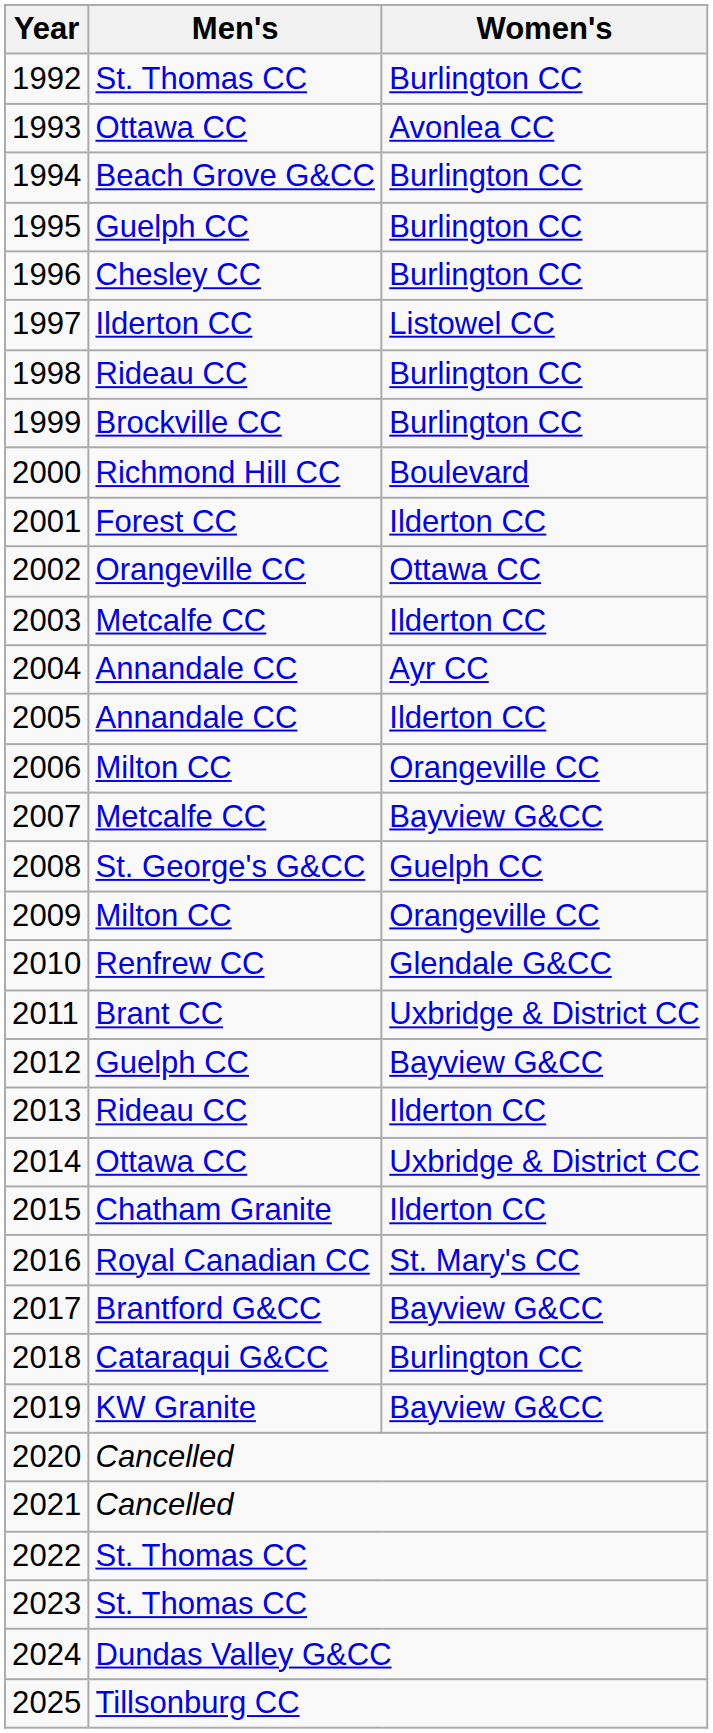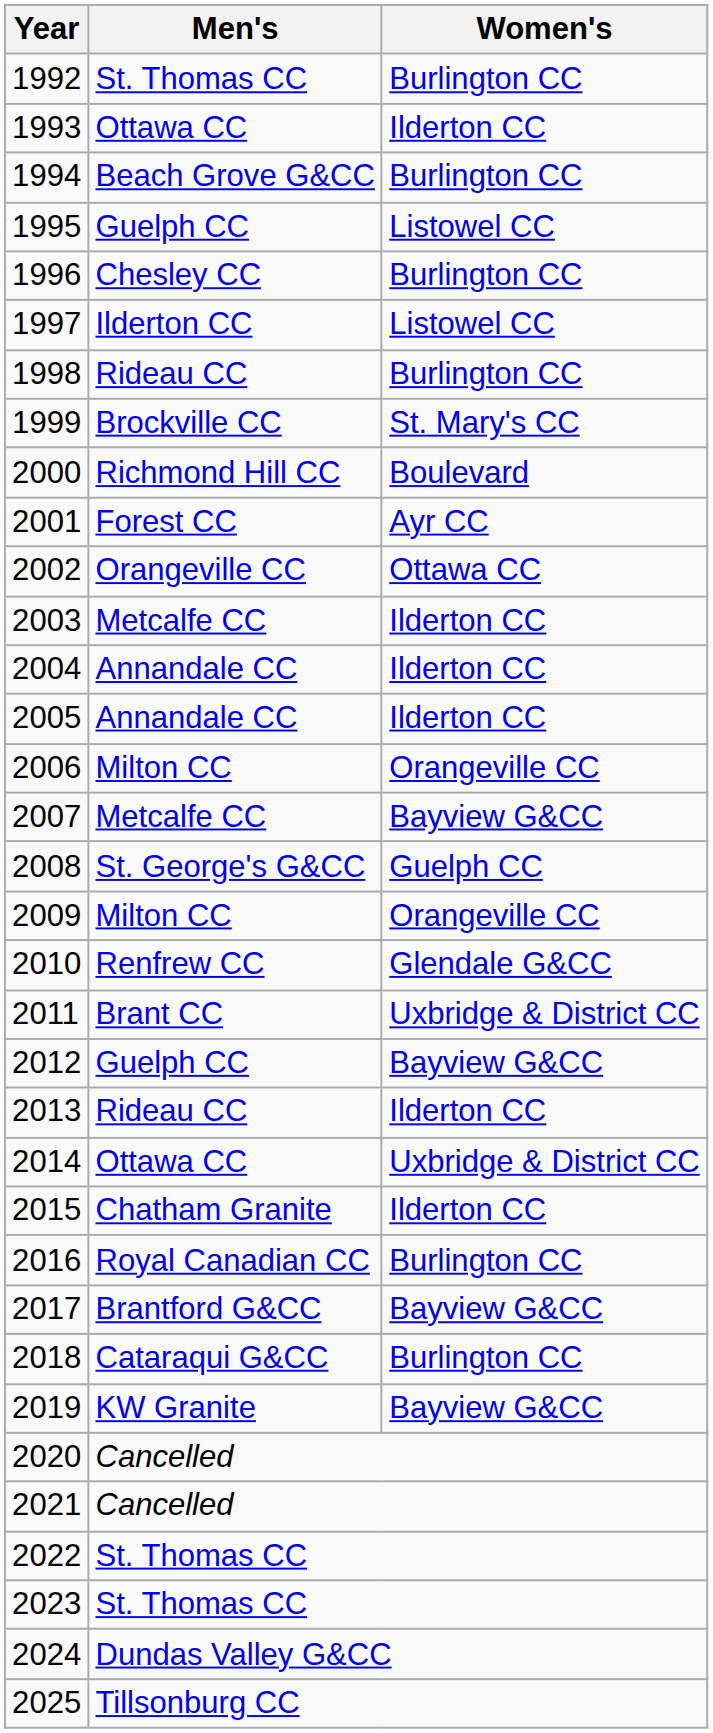(472, 127) Avonlea CC -> (468, 127) Ilderton CC
(486, 226) Burlington CC -> (472, 226) Listowel CC
(486, 422) Burlington CC -> (484, 422) St. Mary's CC
(468, 521) Ilderton CC -> (439, 521) Ayr CC
(439, 669) Ayr CC -> (468, 669) Ilderton CC
(484, 1259) St. Mary's CC -> (486, 1259) Burlington CC
